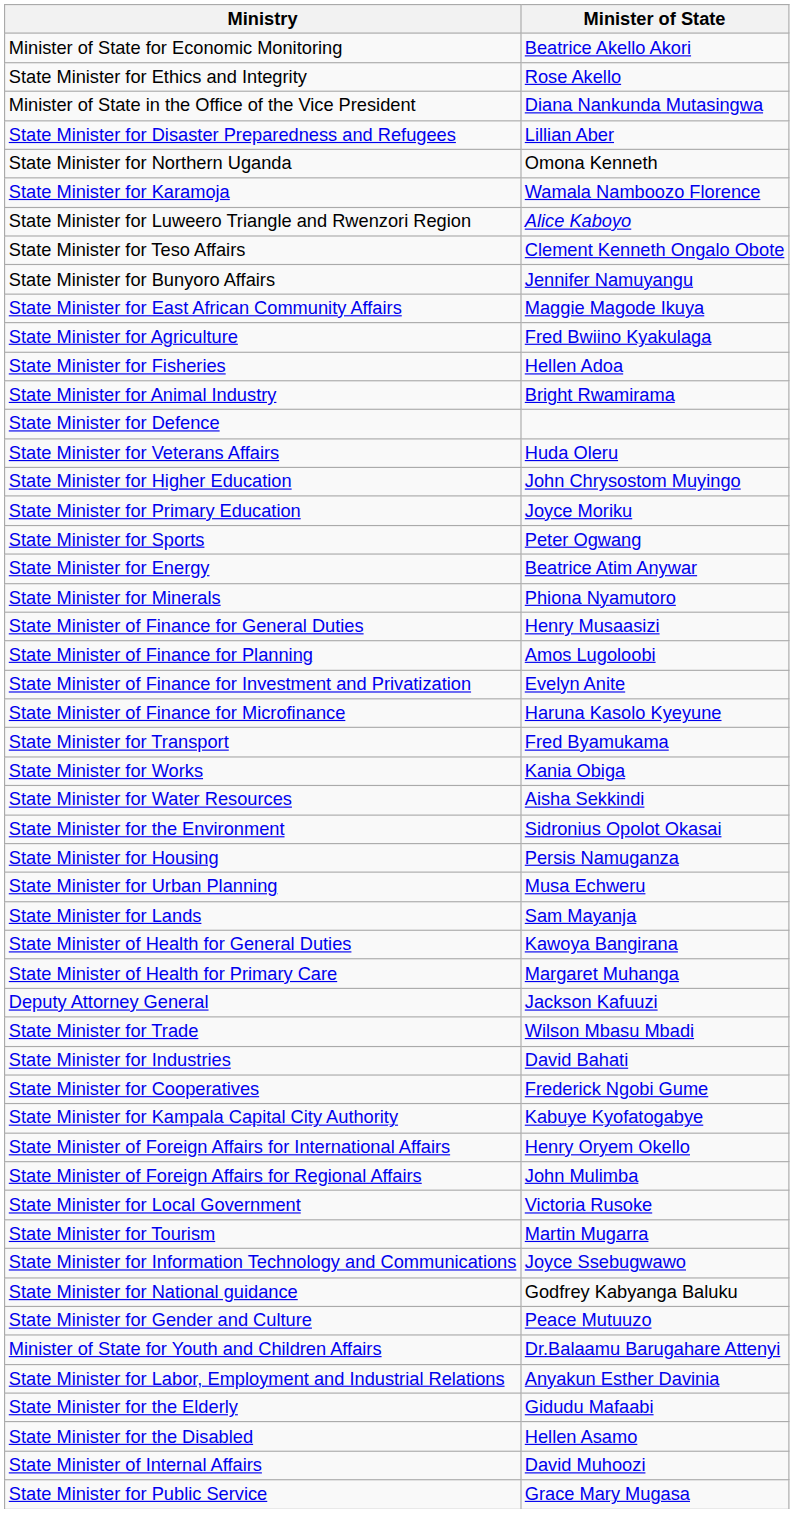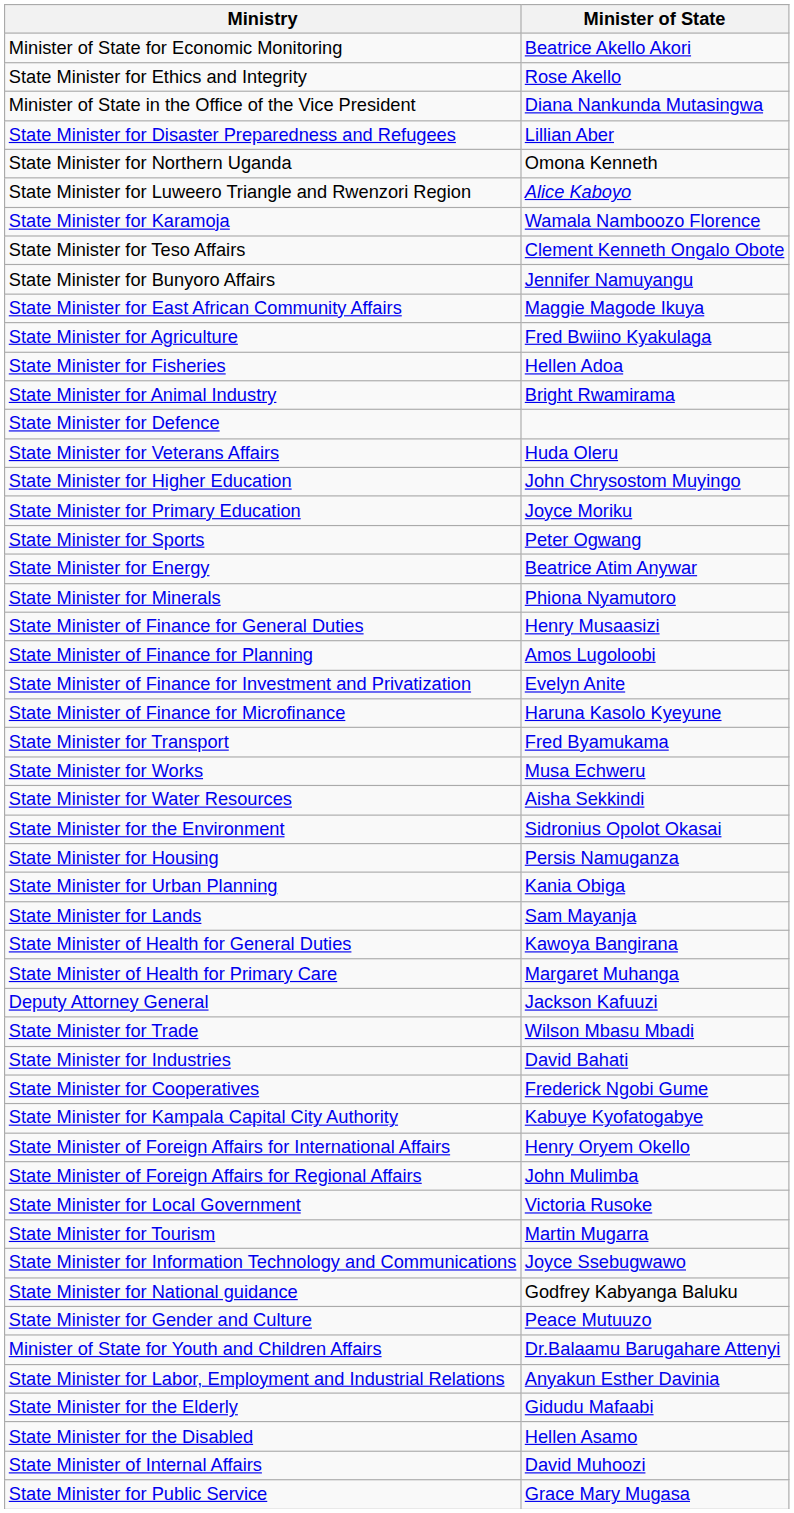rows swapped: (119, 192) <-> (240, 221)
(575, 771) Kania Obiga -> (585, 771) Musa Echweru
(585, 886) Musa Echweru -> (575, 886) Kania Obiga
